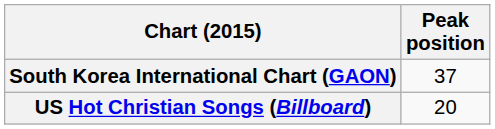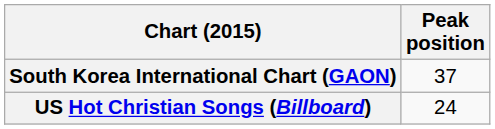(445, 107) 20 -> (445, 107) 24
